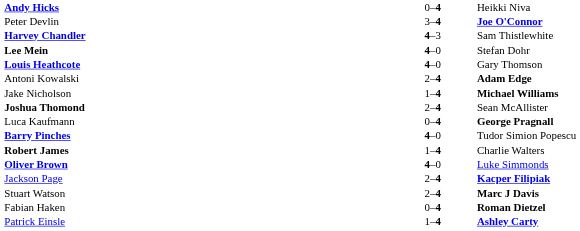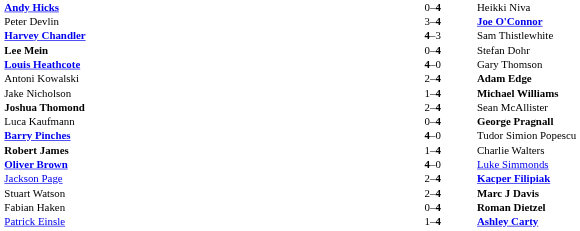(433, 50) 4–0 -> (433, 50) 0–4
